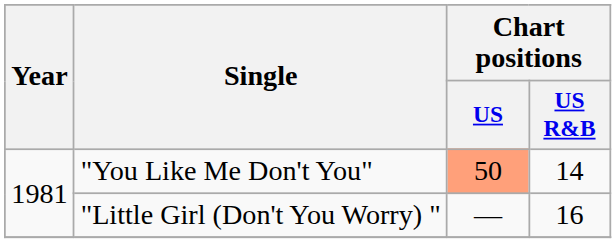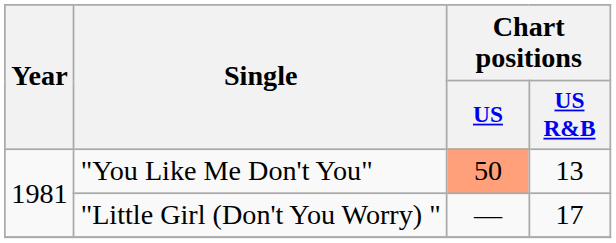(569, 170) 14 -> (569, 170) 13
(569, 215) 16 -> (569, 215) 17
